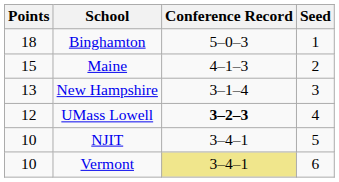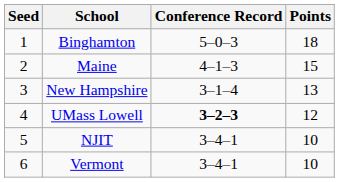columns swapped: (315, 16) <-> (29, 16)
(229, 164) khaki background -> (219, 164) no background
